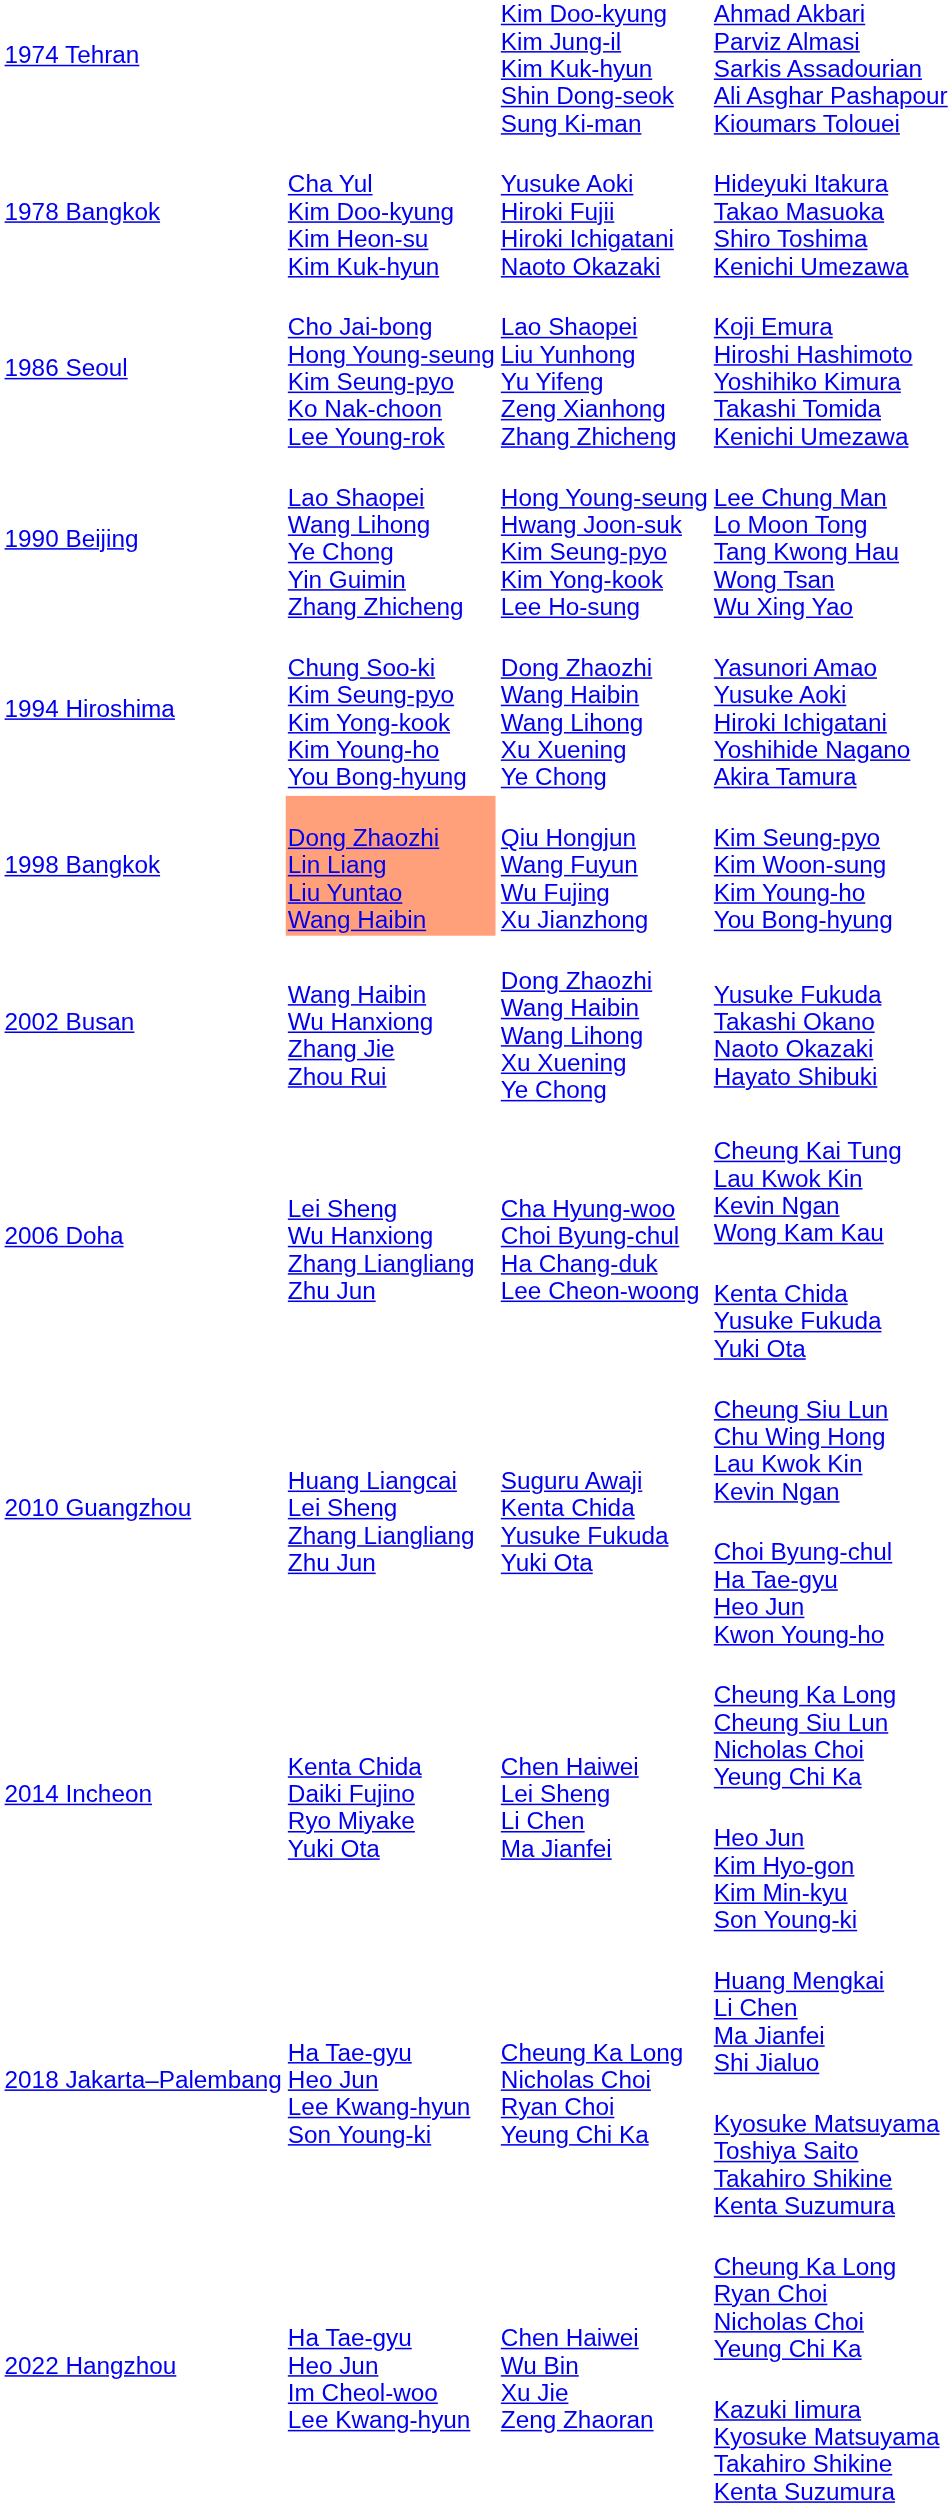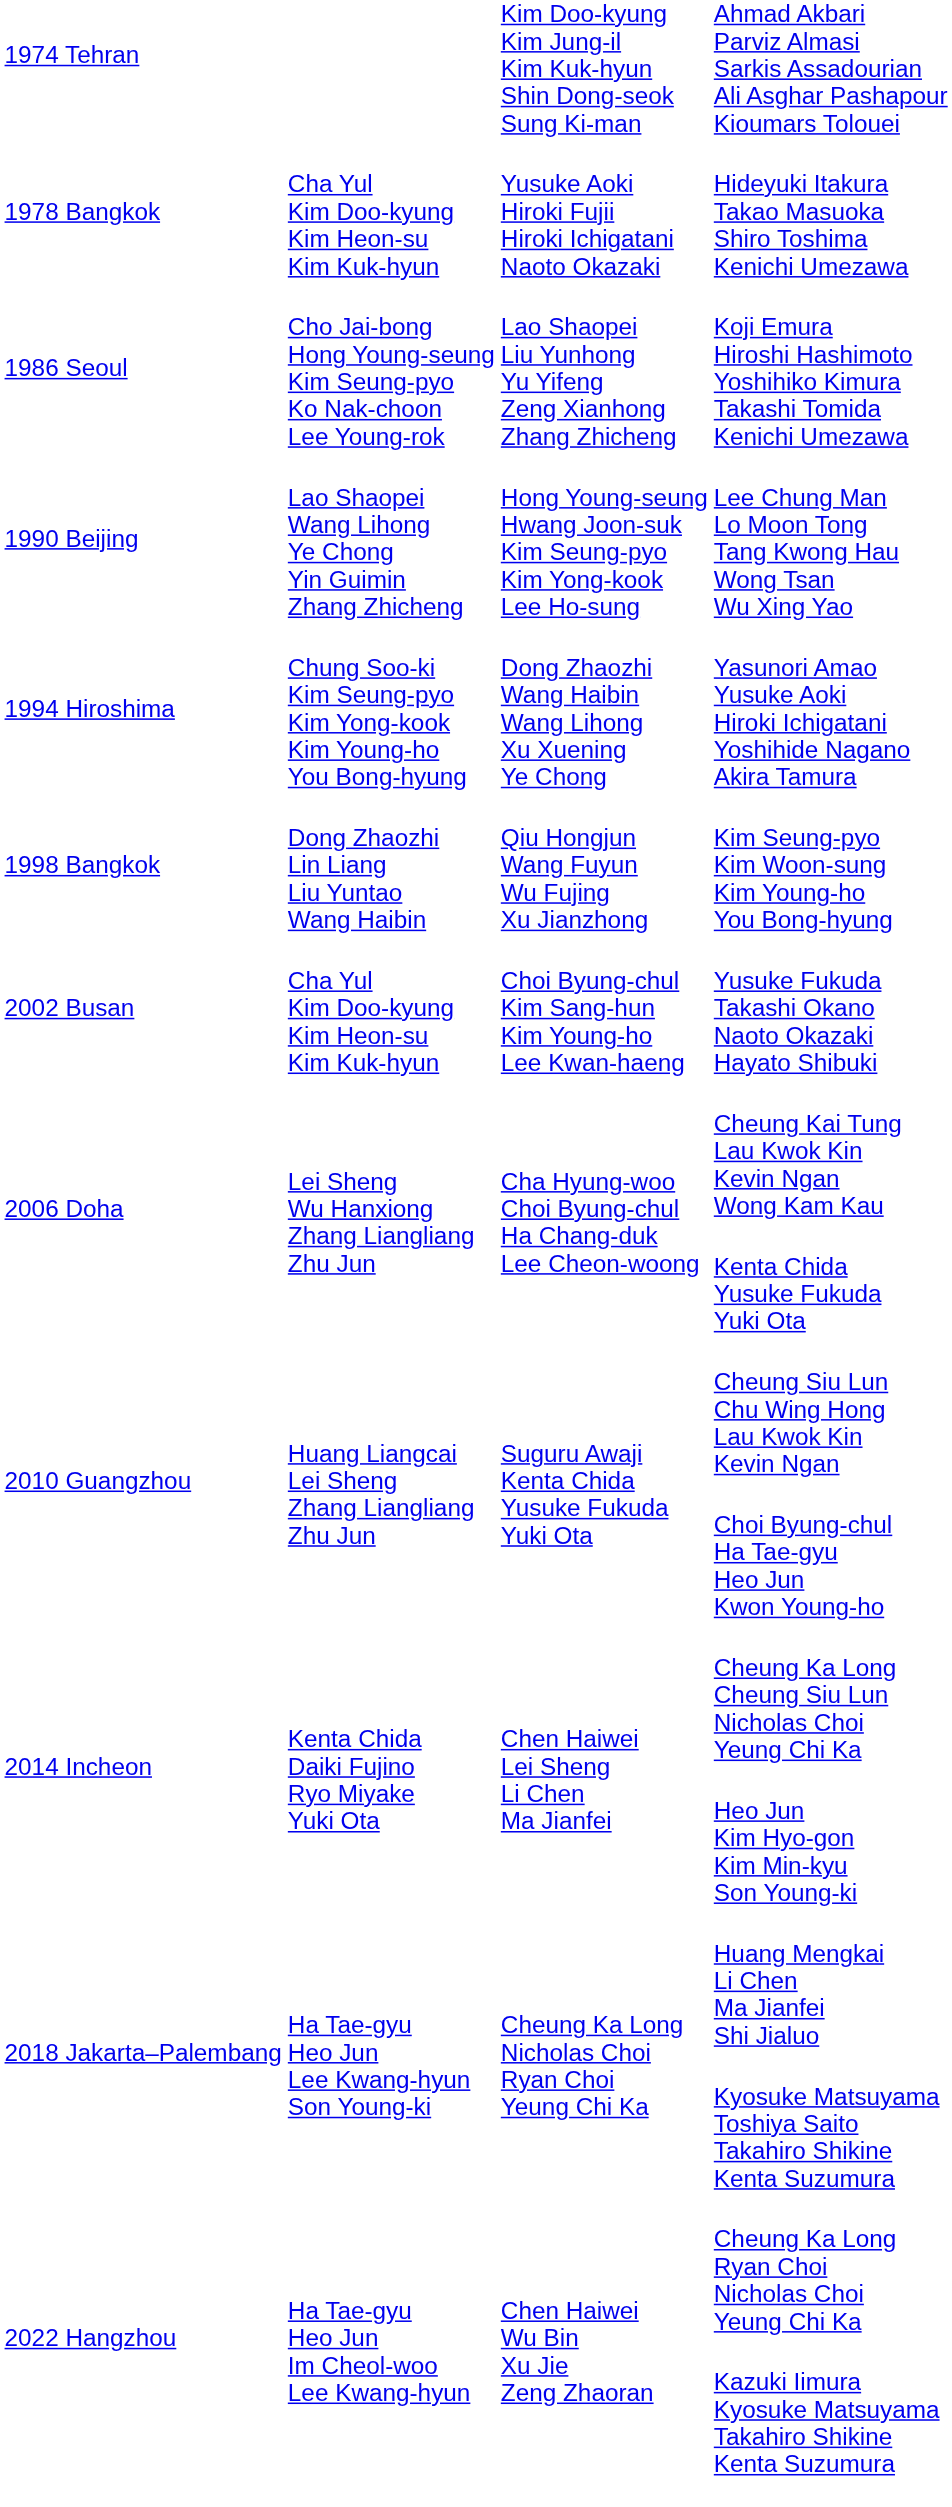(364, 879) lightsalmon background -> (364, 879) no background
(361, 1035) Wang Haibin Wu Hanxiong Zhang Jie Zhou Rui -> (371, 1022) Cha Yul Kim Doo-kyung Kim Heon-su Kim Kuk-hyun
(577, 1035) Dong Zhaozhi Wang Haibin Wang Lihong Xu Xuening Ye Chong -> (593, 1022) Choi Byung-chul Kim Sang-hun Kim Young-ho Lee Kwan-haeng
